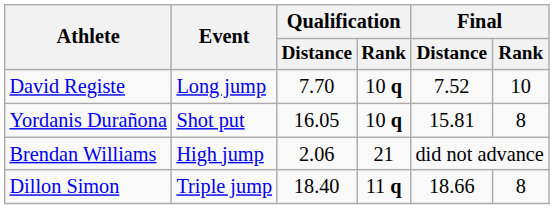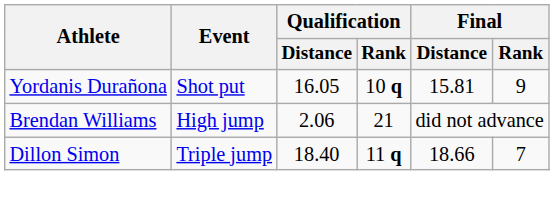- row: (67, 86)
(521, 120) 8 -> (521, 86) 9
(521, 187) 8 -> (521, 153) 7
